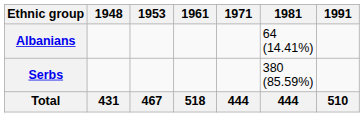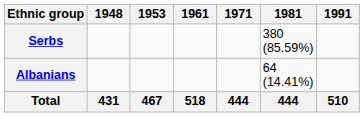rows swapped: (46, 75) <-> (46, 41)
